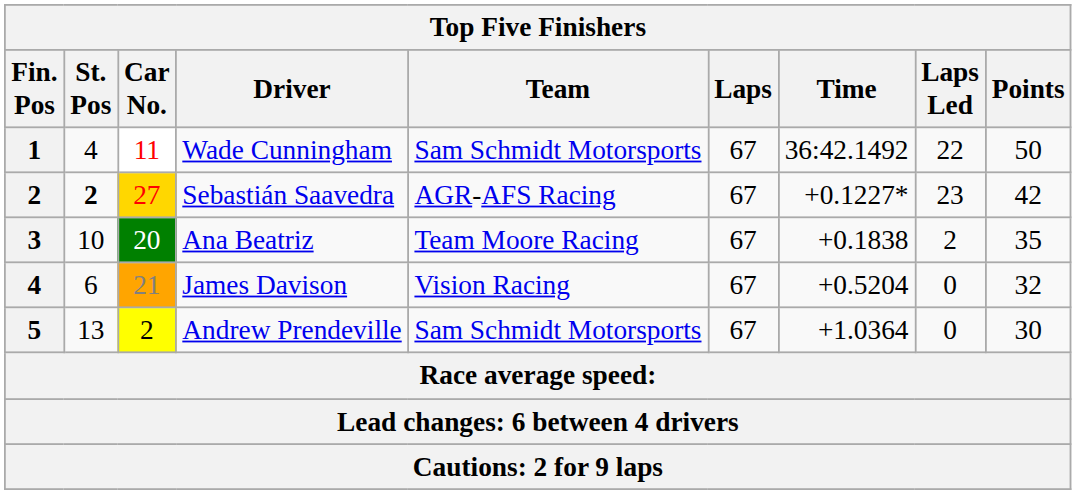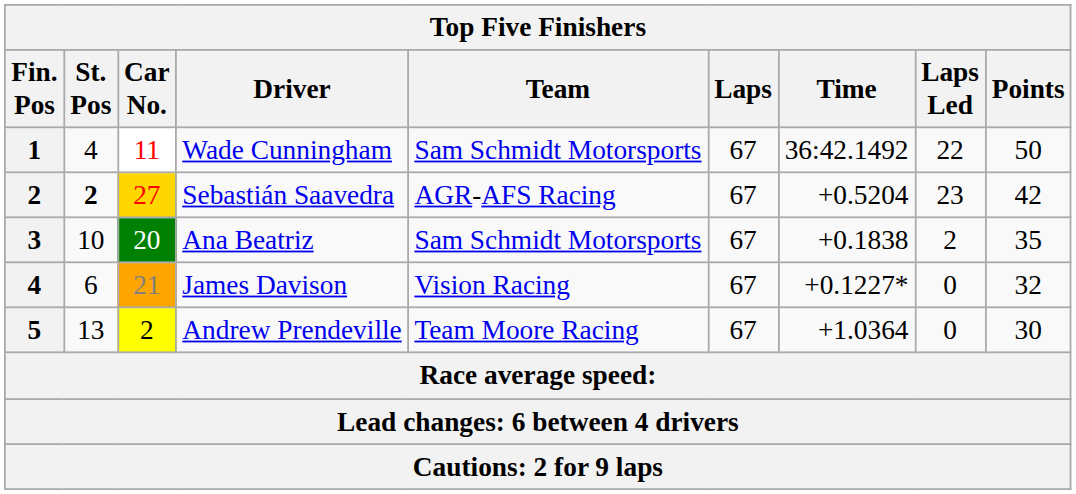(856, 194) +0.1227* -> (863, 194) +0.5204
(527, 240) Team Moore Racing -> (558, 240) Sam Schmidt Motorsports
(863, 285) +0.5204 -> (856, 285) +0.1227*
(558, 330) Sam Schmidt Motorsports -> (527, 330) Team Moore Racing
